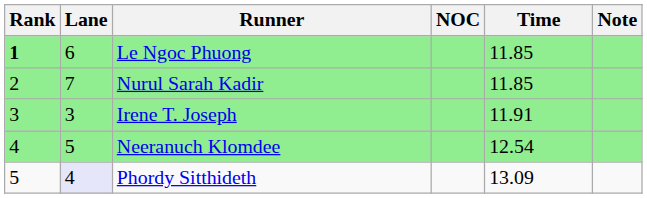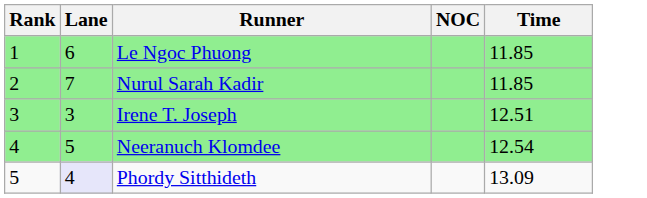- column: (617, 20)
(14, 51) bold -> (14, 51) normal
(511, 114) 11.91 -> (512, 114) 12.51
